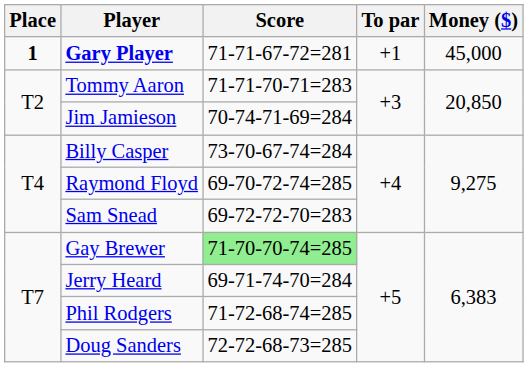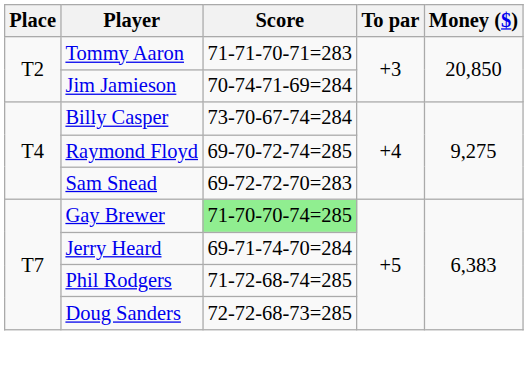- row: (119, 53)
